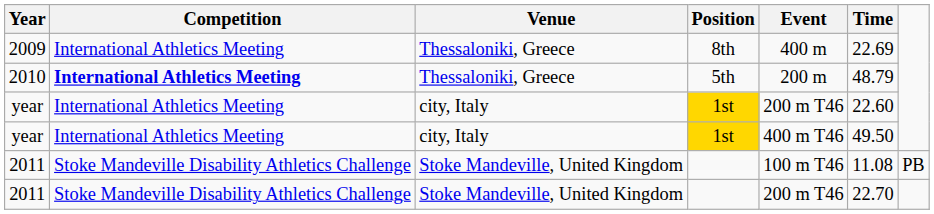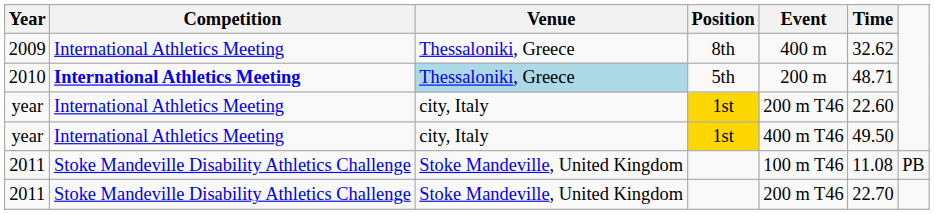(873, 48) 22.69 -> (873, 48) 32.62
(497, 77) no background -> (497, 77) lightblue background
(873, 77) 48.79 -> (873, 77) 48.71
